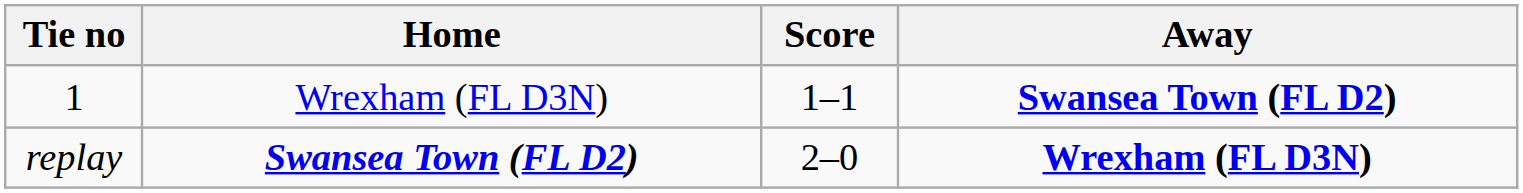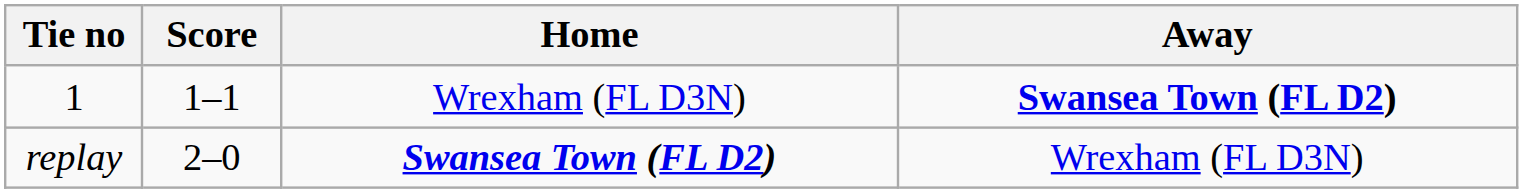columns swapped: (452, 34) <-> (829, 34)
(1207, 156) bold -> (1207, 156) normal
